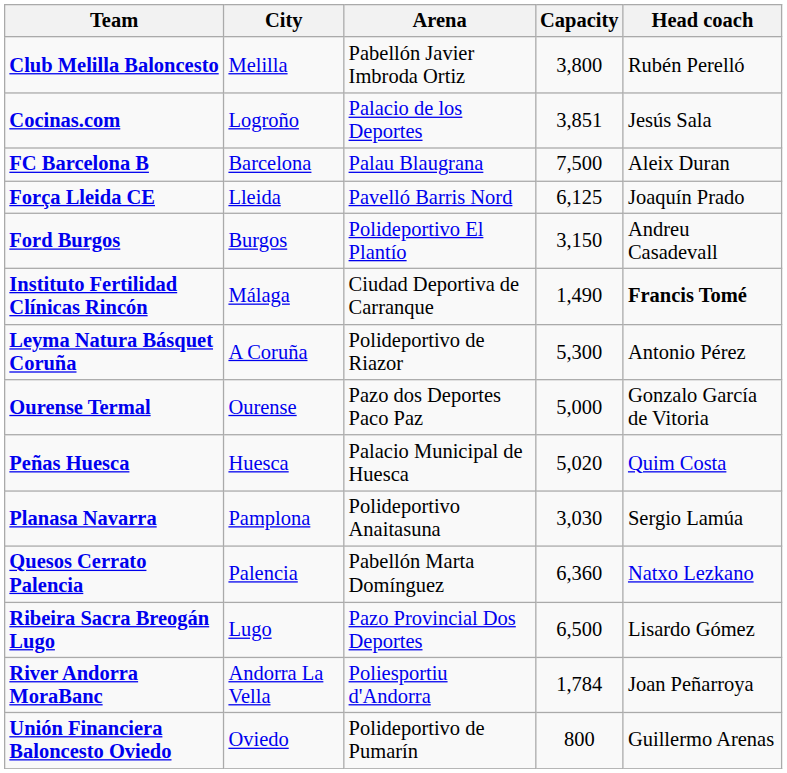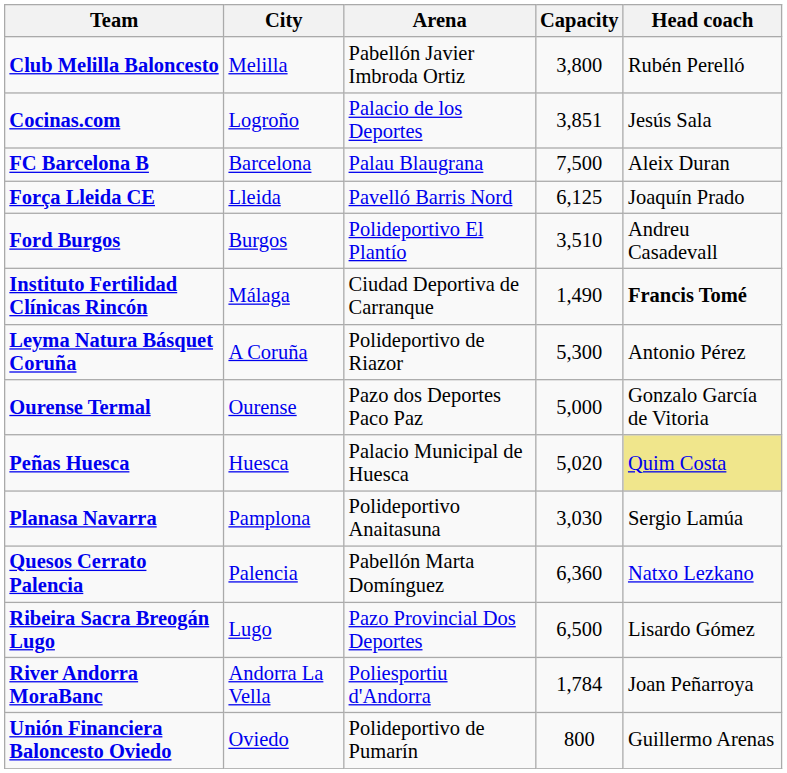(579, 240) 3,150 -> (579, 240) 3,510
(677, 462) no background -> (677, 462) khaki background
